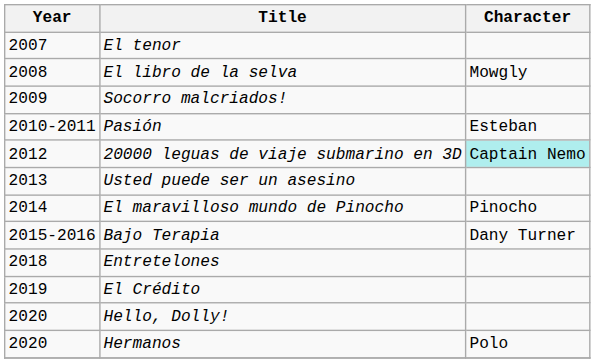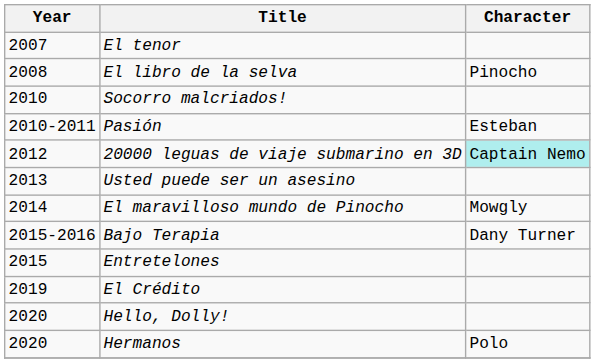(498, 72) Mowgly -> (503, 72) Pinocho
(28, 99) 2009 -> (28, 99) 2010
(503, 208) Pinocho -> (498, 208) Mowgly
(28, 262) 2018 -> (28, 262) 2015
